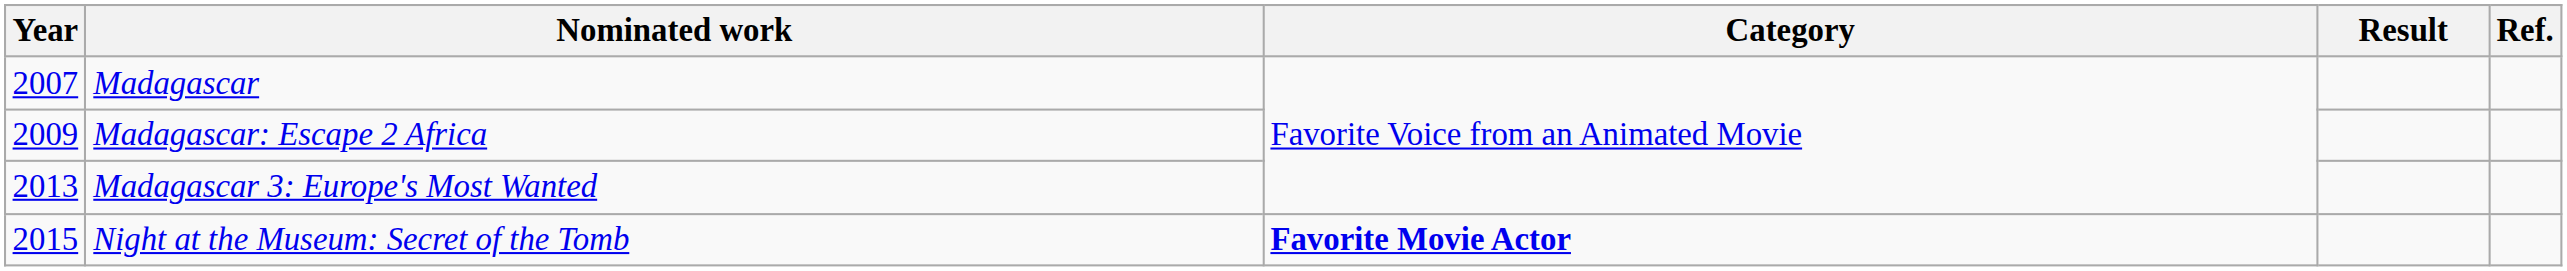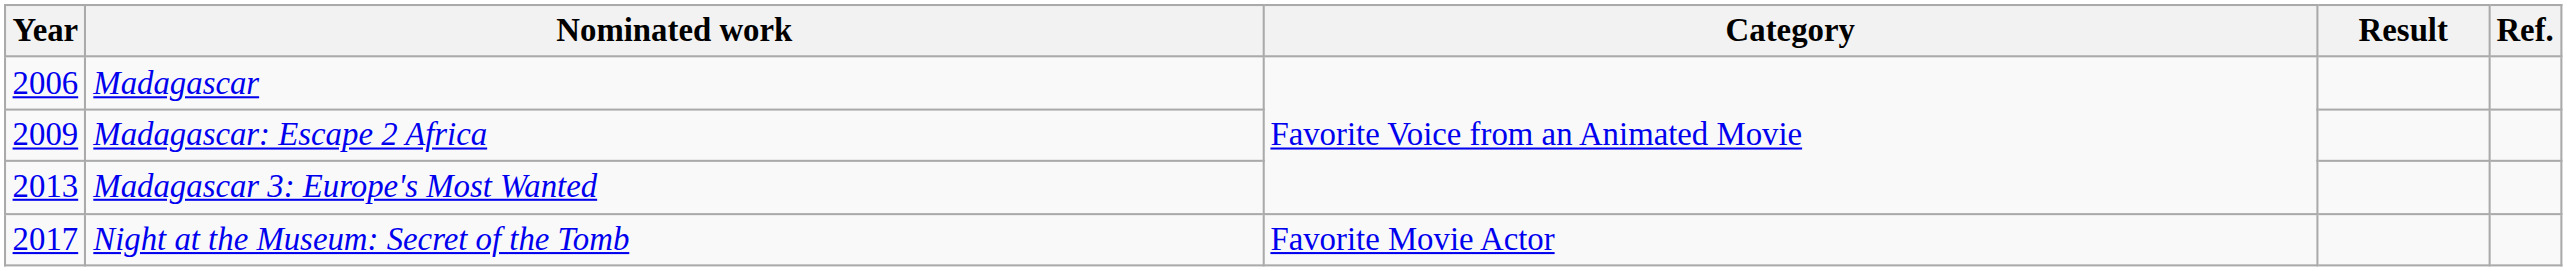(45, 82) 2007 -> (45, 82) 2006
(45, 238) 2015 -> (45, 238) 2017
(1421, 238) bold -> (1413, 238) normal
